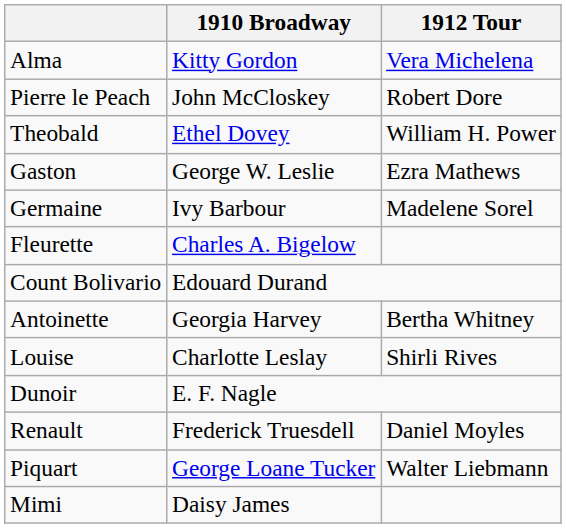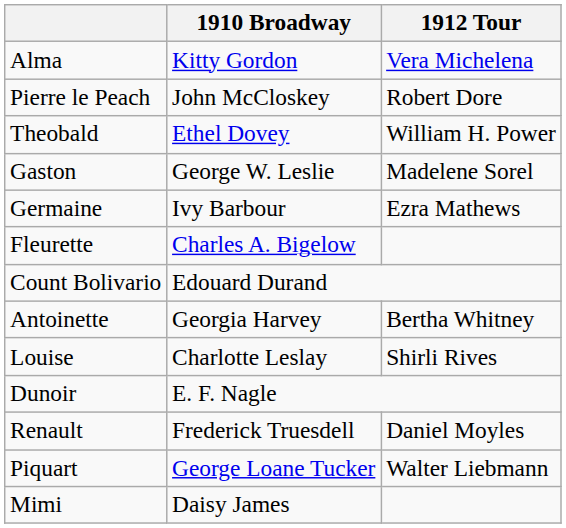(453, 171) Ezra Mathews -> (460, 171) Madelene Sorel
(460, 208) Madelene Sorel -> (453, 208) Ezra Mathews
